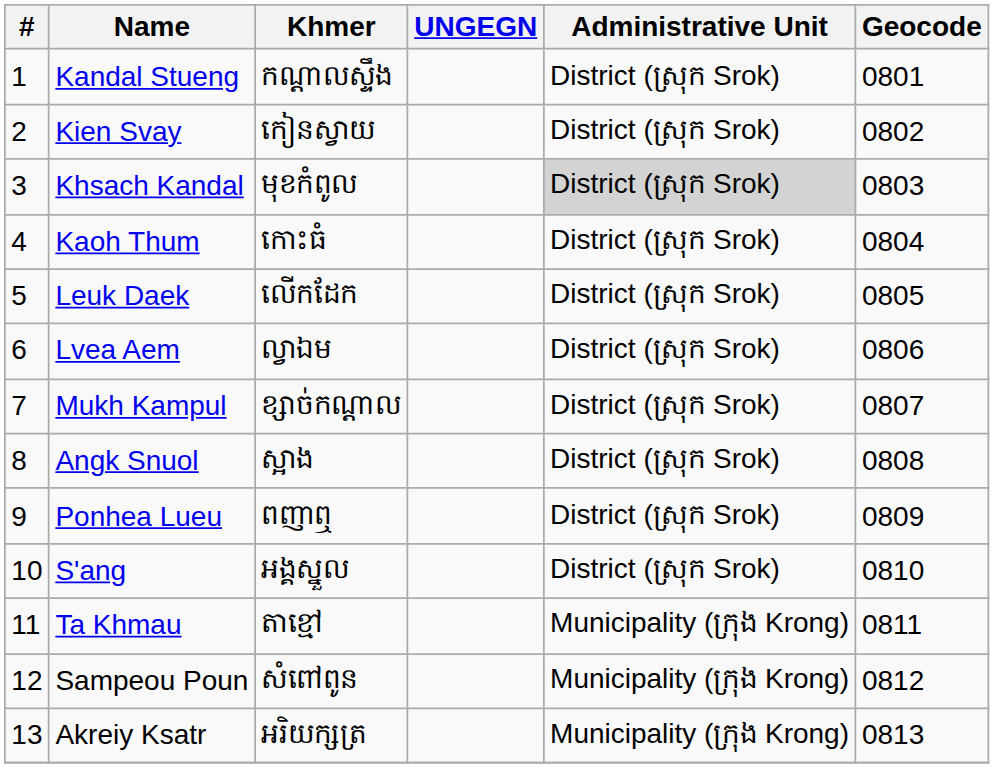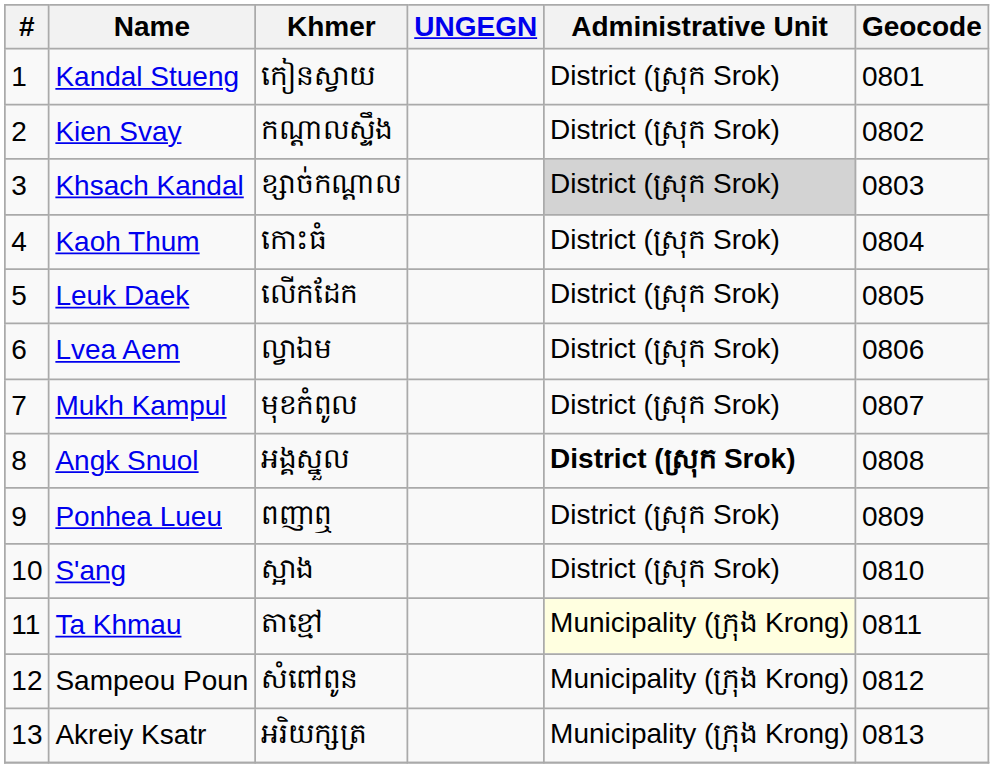(327, 74) កណ្ដាលស្ទឹង -> (318, 74) កៀនស្វាយ
(318, 129) កៀនស្វាយ -> (327, 129) កណ្ដាលស្ទឹង
(309, 184) មុខកំពូល -> (331, 184) ខ្សាច់កណ្ដាល
(331, 404) ខ្សាច់កណ្ដាល -> (309, 404) មុខកំពូល
(288, 458) ស្អាង -> (305, 458) អង្គស្នួល
(665, 458) normal -> (673, 458) bold
(305, 568) អង្គស្នួល -> (288, 568) ស្អាង
(700, 623) no background -> (700, 623) lightyellow background
